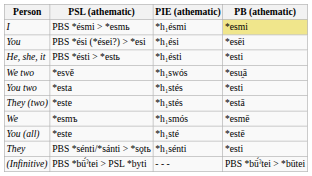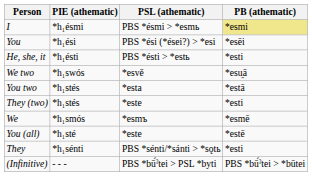columns swapped: (188, 12) <-> (102, 12)
(234, 88) *esti -> (235, 88) *estā
(235, 103) *estā -> (234, 103) *esti
